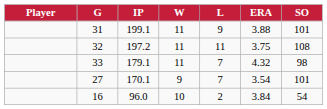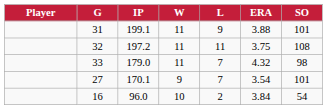(138, 63) 179.1 -> (138, 63) 179.0
